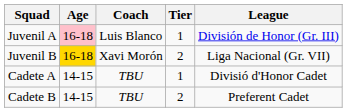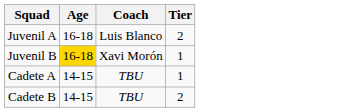- column: (268, 14)
(78, 35) pink background -> (78, 35) no background
(180, 35) 1 -> (180, 35) 2
(180, 55) 2 -> (180, 55) 1
